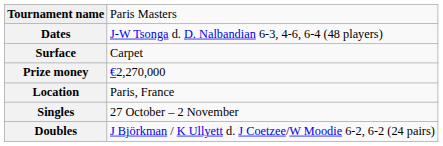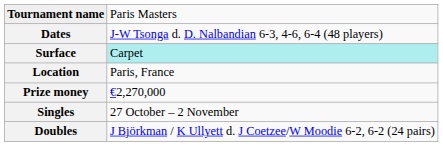(126, 53) no background -> (126, 53) paleturquoise background
rows swapped: (56, 92) <-> (56, 72)
